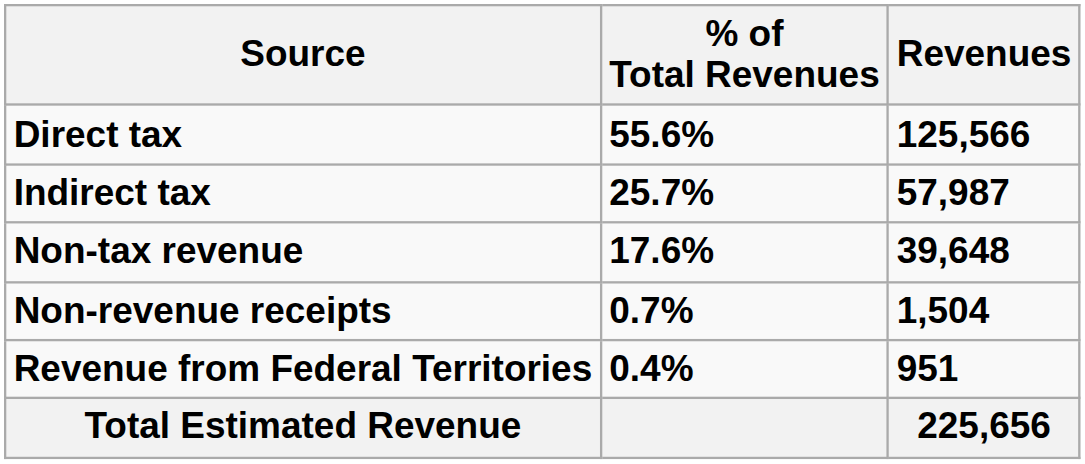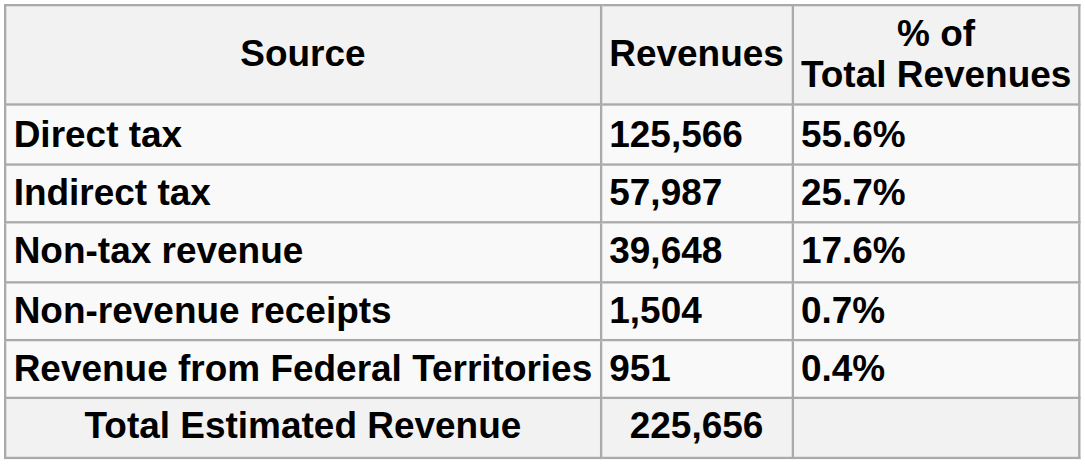columns swapped: (984, 54) <-> (744, 54)
